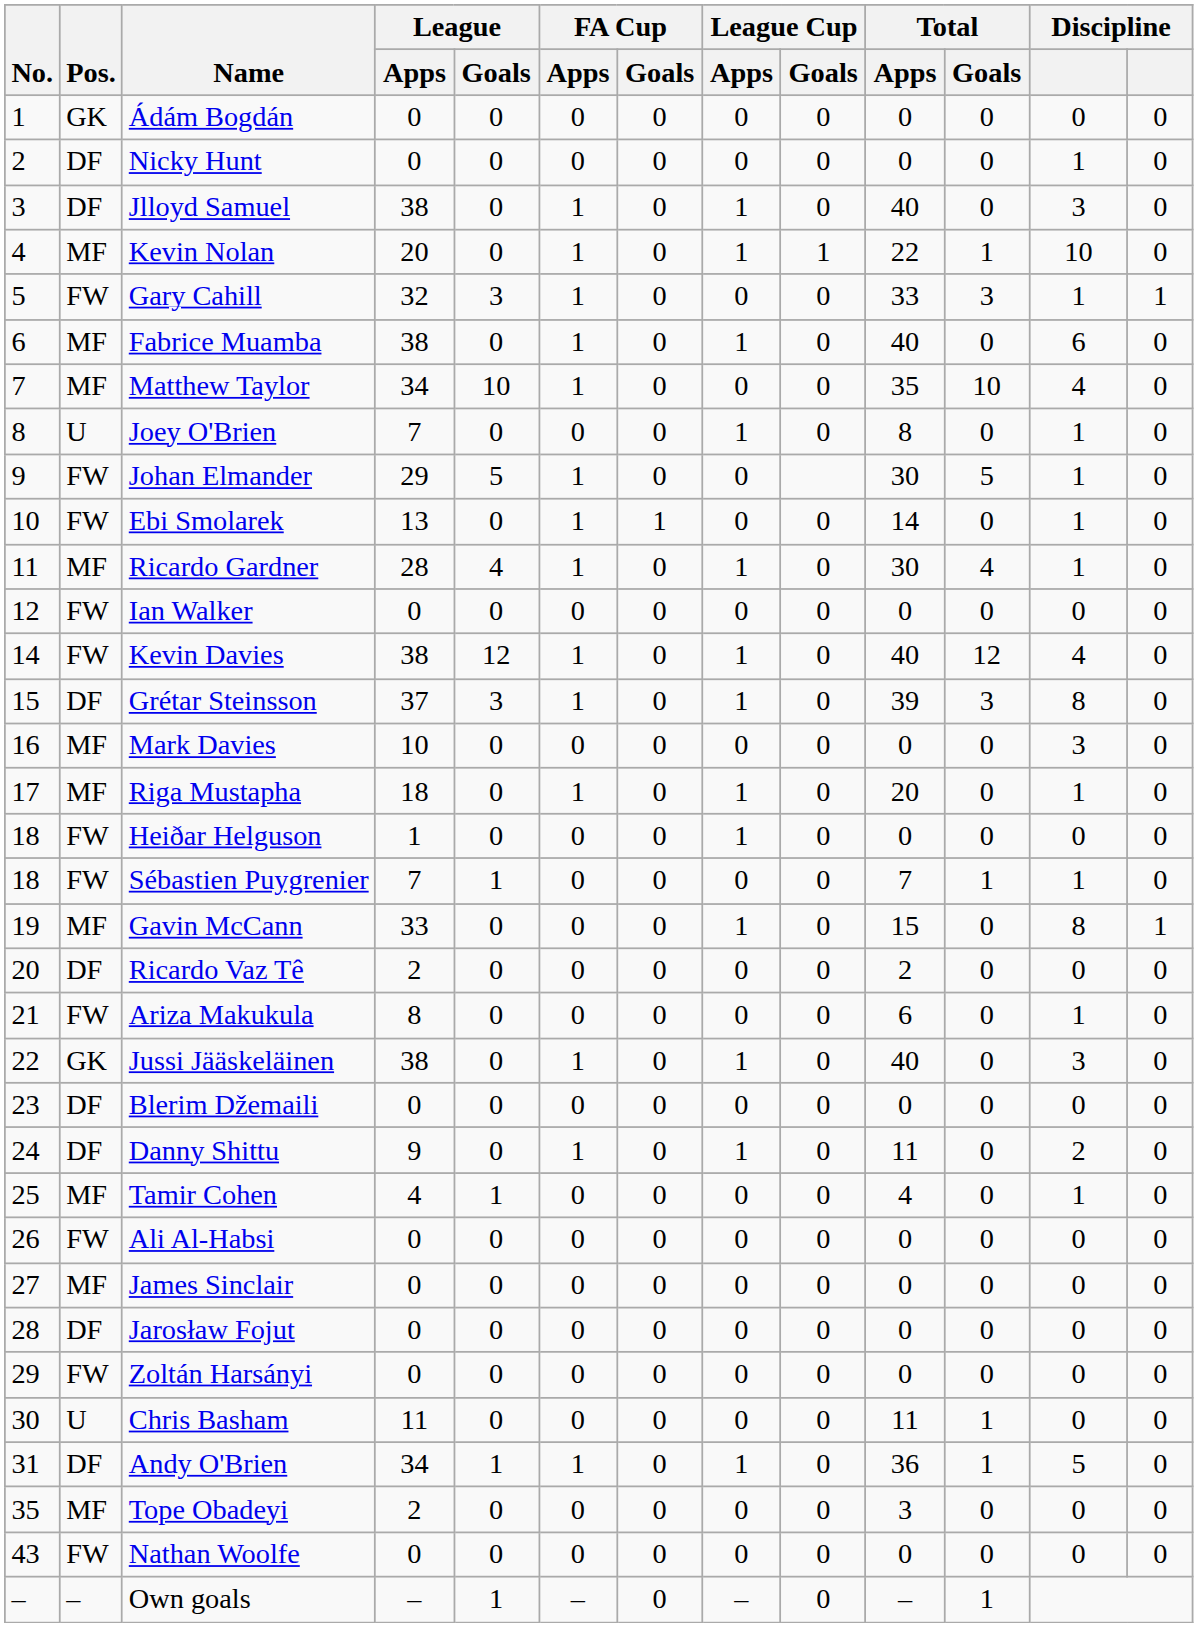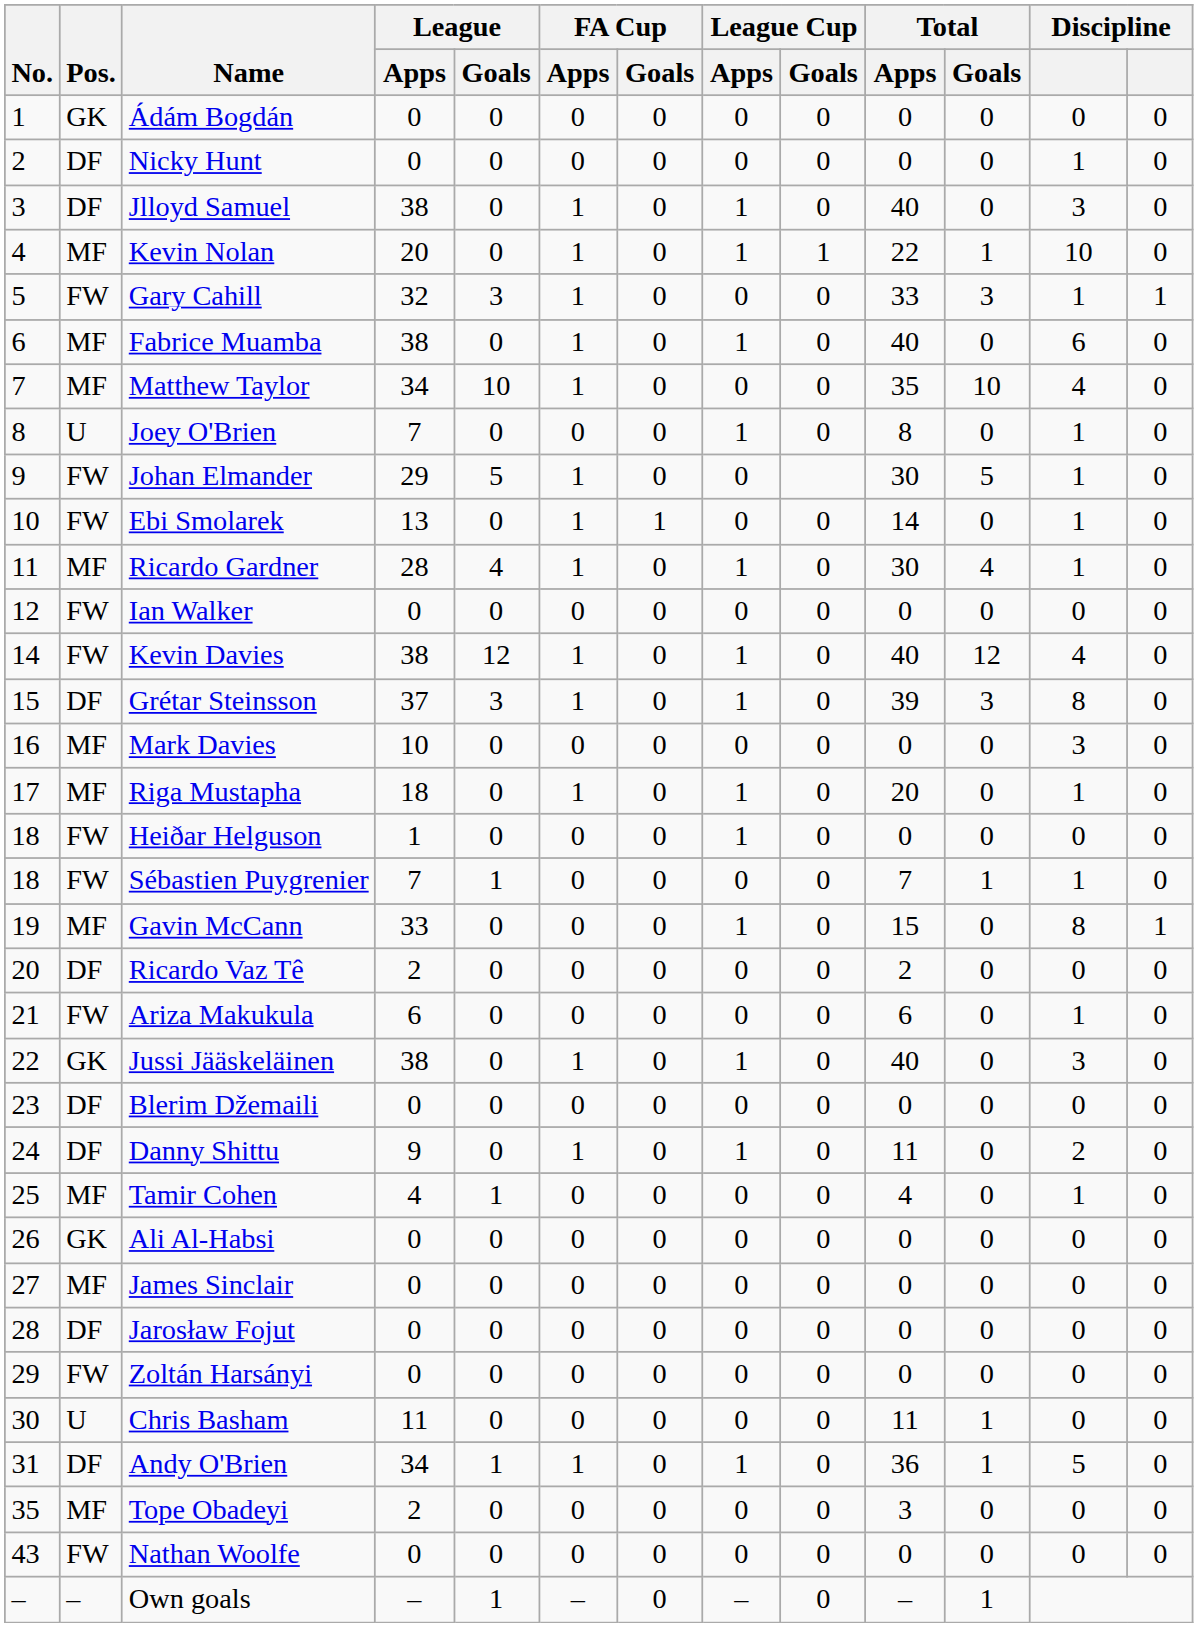(414, 1015) 8 -> (414, 1015) 6
(87, 1239) FW -> (87, 1239) GK
